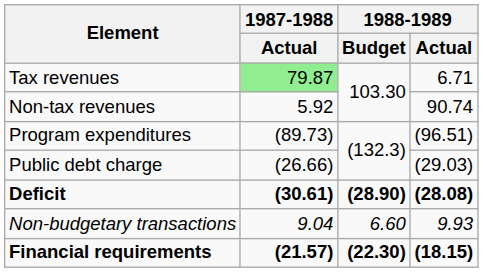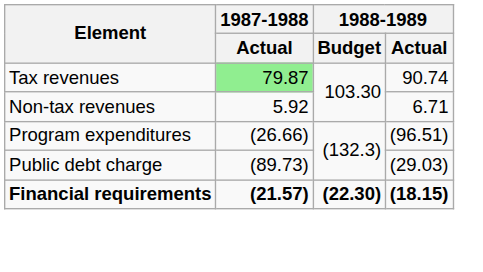(455, 77) 6.71 -> (425, 77) 90.74
(450, 106) 90.74 -> (430, 106) 6.71
(304, 135) (89.73) -> (279, 135) (26.66)
(304, 165) (26.66) -> (279, 165) (89.73)
- row: (37, 194)
- row: (123, 223)
